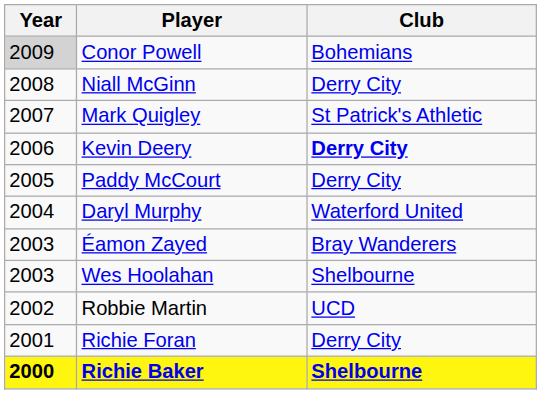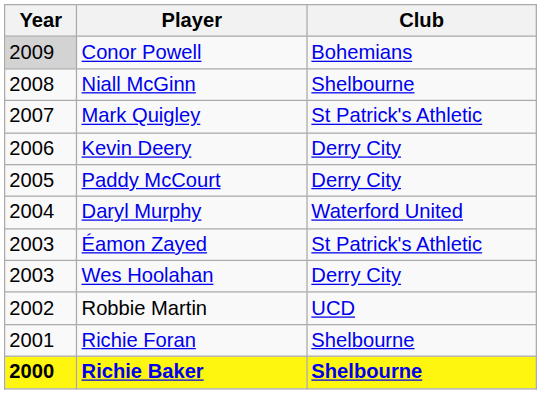(356, 84) Derry City -> (363, 84) Shelbourne
(360, 148) bold -> (356, 148) normal
(384, 244) Bray Wanderers -> (397, 244) St Patrick's Athletic
(363, 276) Shelbourne -> (356, 276) Derry City
(356, 340) Derry City -> (363, 340) Shelbourne
